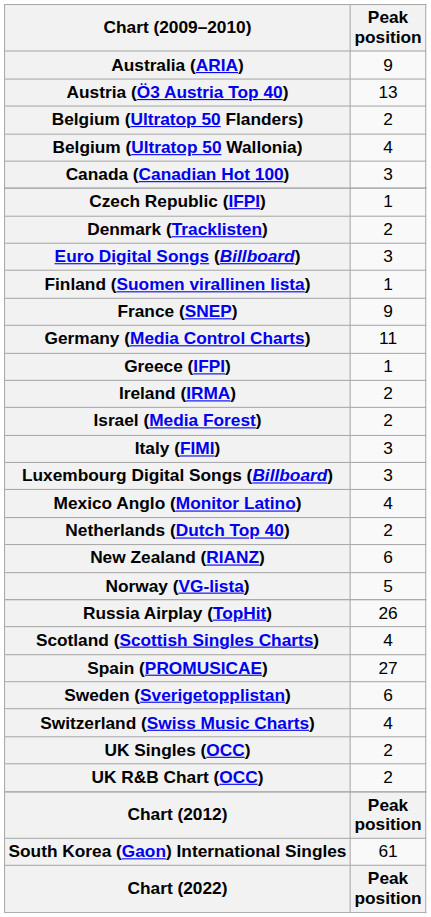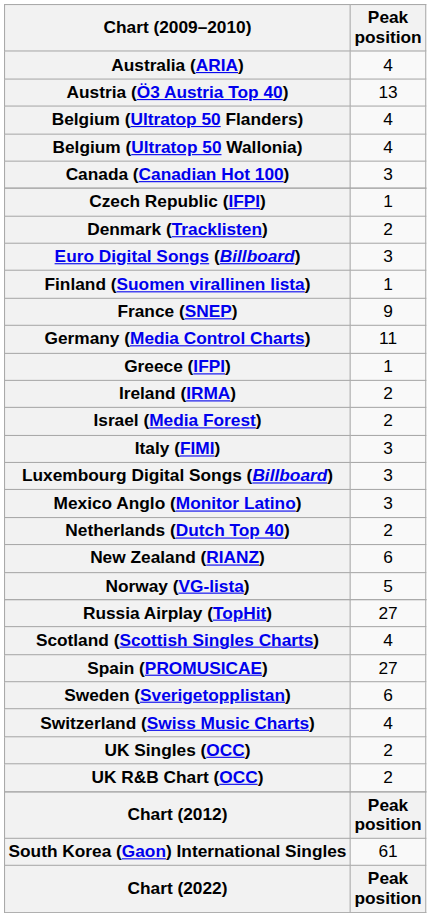(388, 65) 9 -> (388, 65) 4
(388, 119) 2 -> (388, 119) 4
(388, 503) 4 -> (388, 503) 3
(388, 613) 26 -> (388, 613) 27
